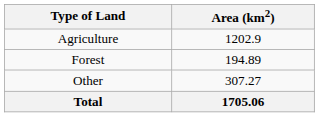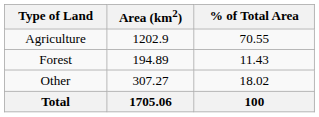+ column: (254, 16)
